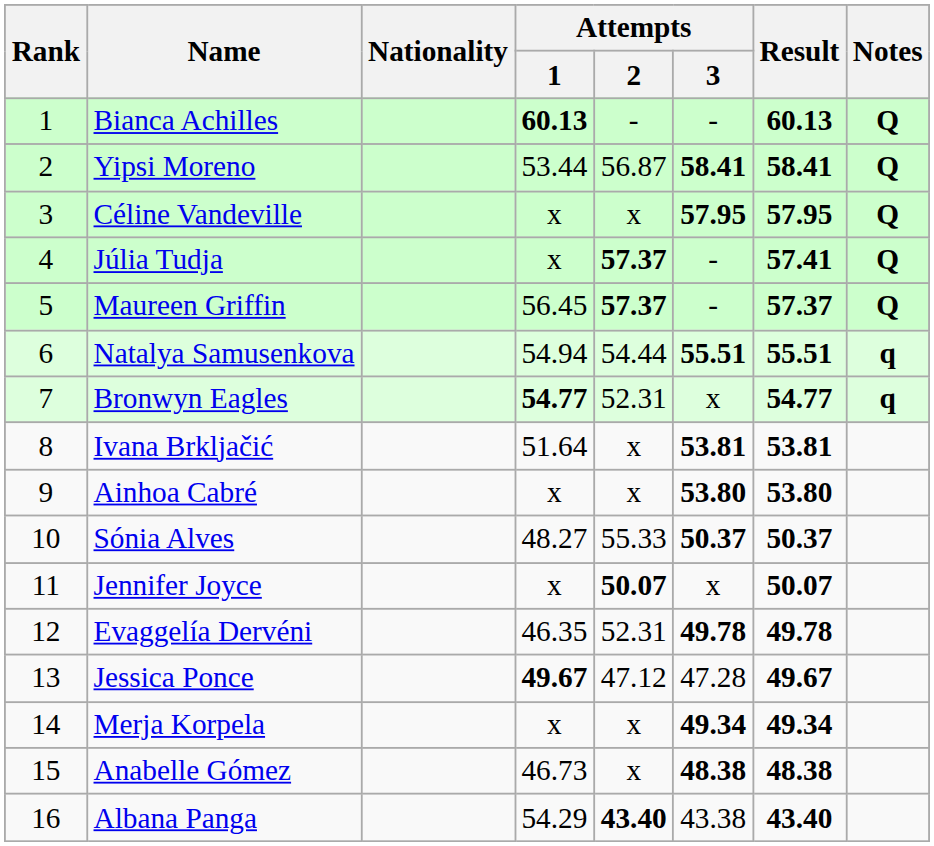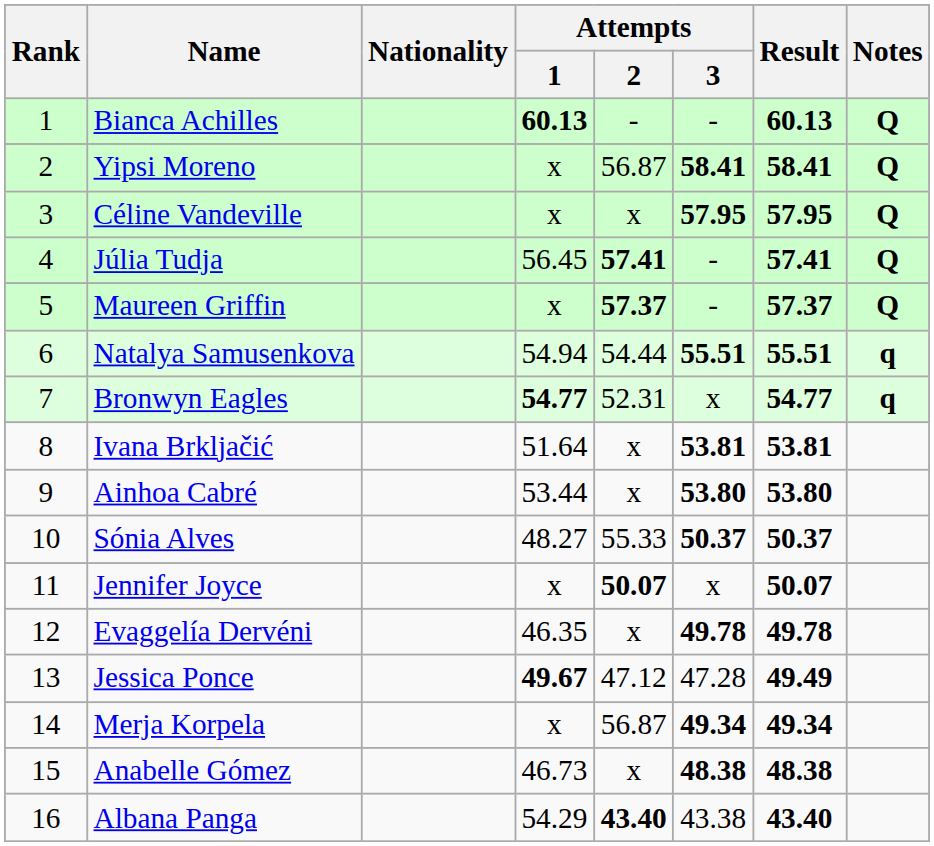(554, 167) 53.44 -> (554, 167) x
(554, 259) x -> (554, 259) 56.45
(634, 259) 57.37 -> (634, 259) 57.41
(554, 306) 56.45 -> (554, 306) x
(554, 492) x -> (554, 492) 53.44
(634, 631) 52.31 -> (634, 631) x
(799, 677) 49.67 -> (799, 677) 49.49
(634, 724) x -> (634, 724) 56.87
